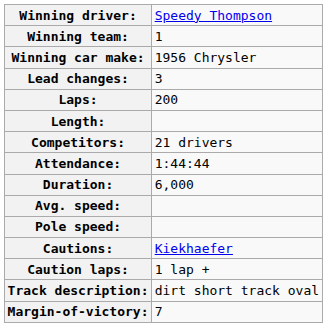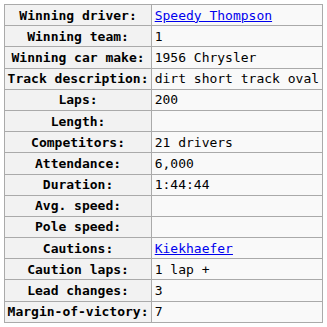rows swapped: (78, 291) <-> (78, 79)
(182, 163) 1:44:44 -> (174, 163) 6,000
(174, 185) 6,000 -> (182, 185) 1:44:44
